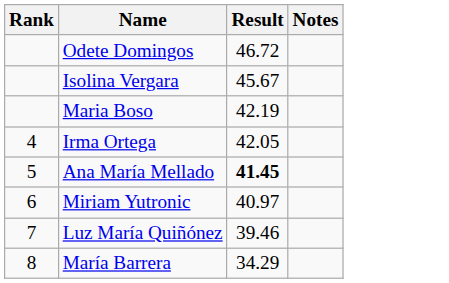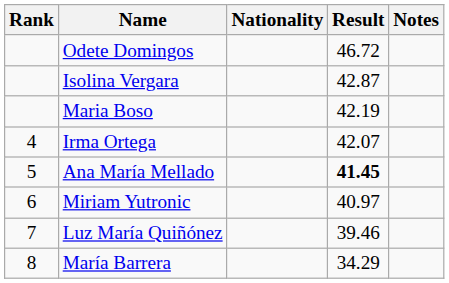+ column: (277, 19)
(258, 80) 45.67 -> (358, 80) 42.87
(258, 141) 42.05 -> (358, 141) 42.07
